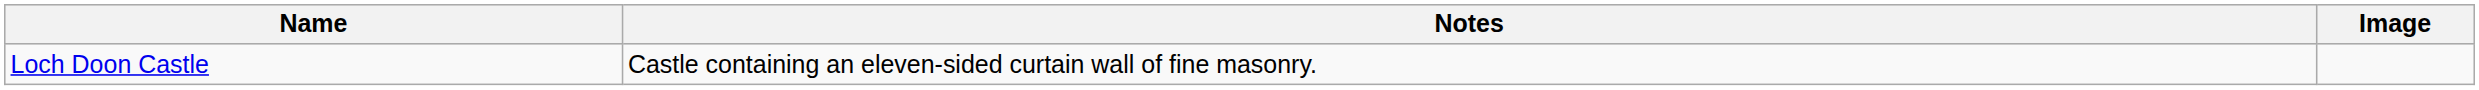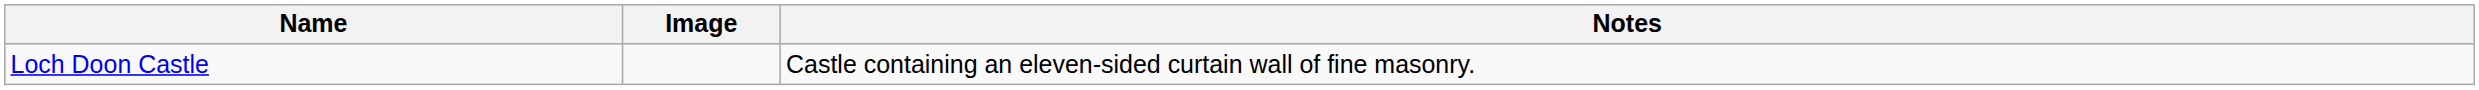columns swapped: (2395, 24) <-> (1469, 24)
